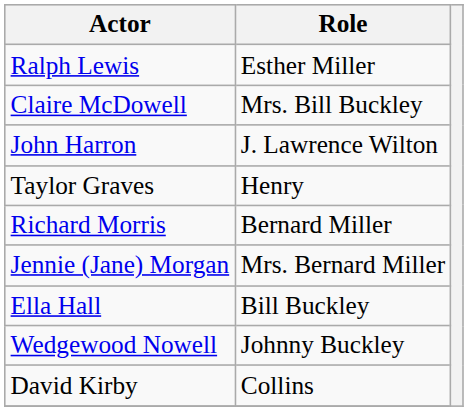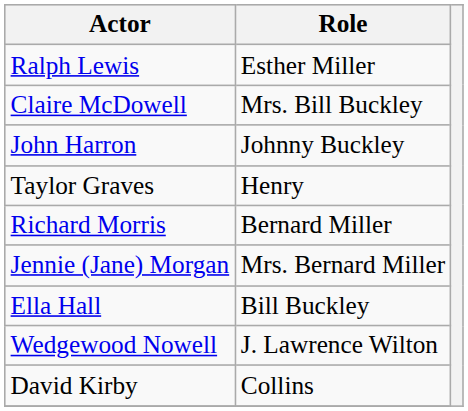(339, 144) J. Lawrence Wilton -> (323, 144) Johnny Buckley
(323, 345) Johnny Buckley -> (339, 345) J. Lawrence Wilton
